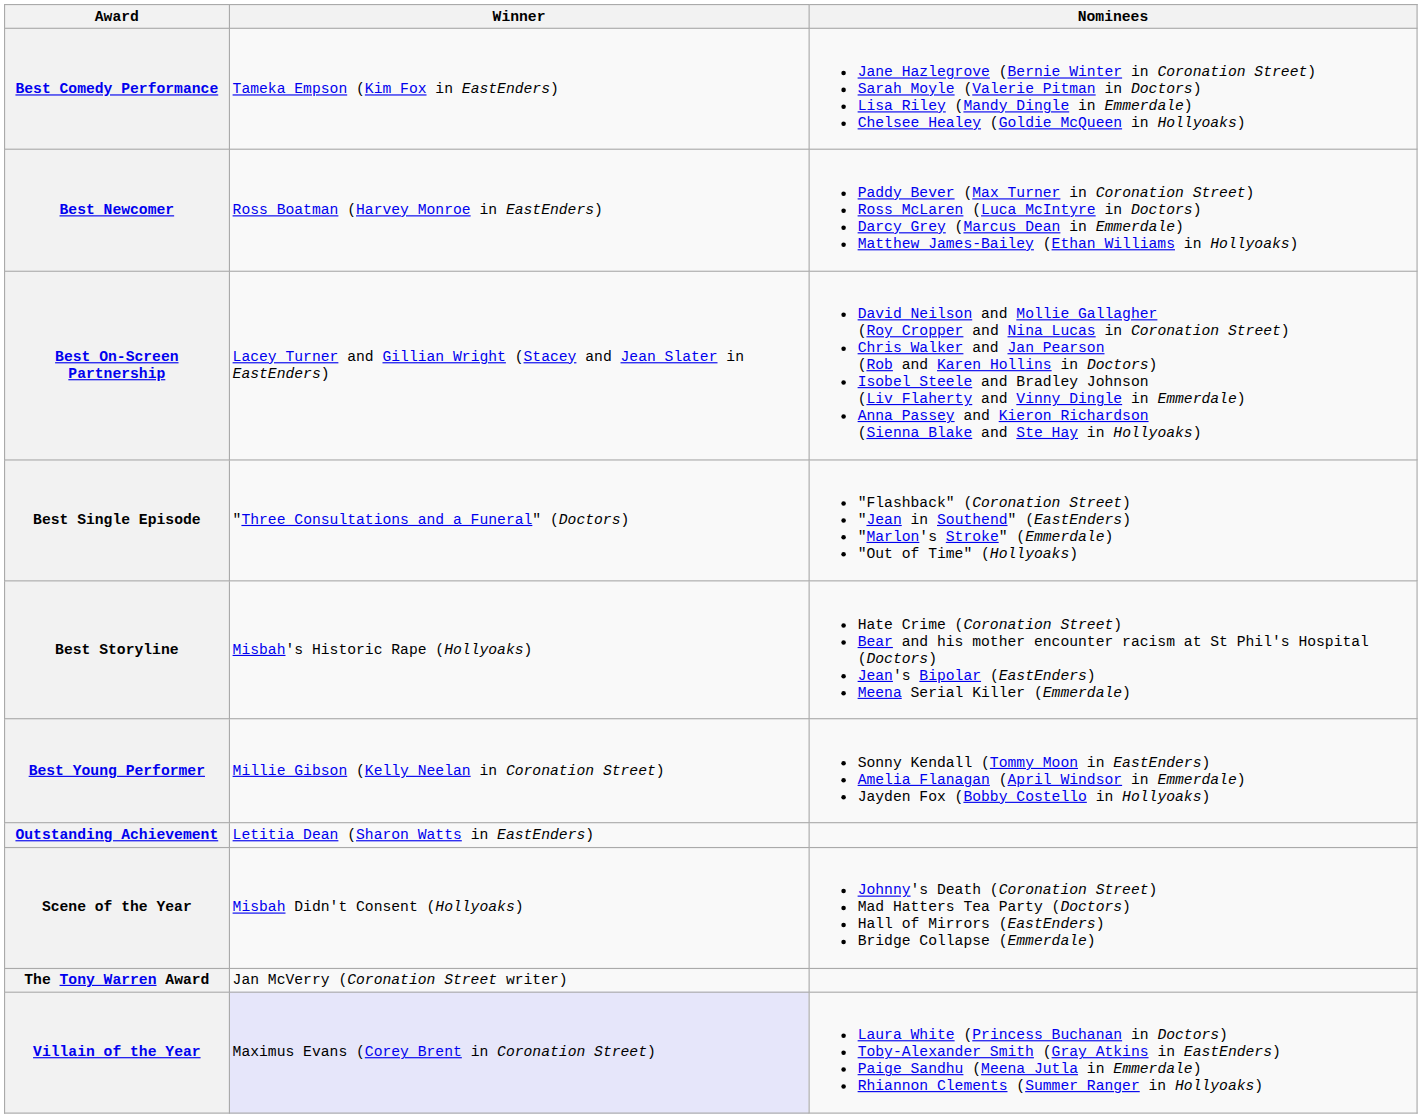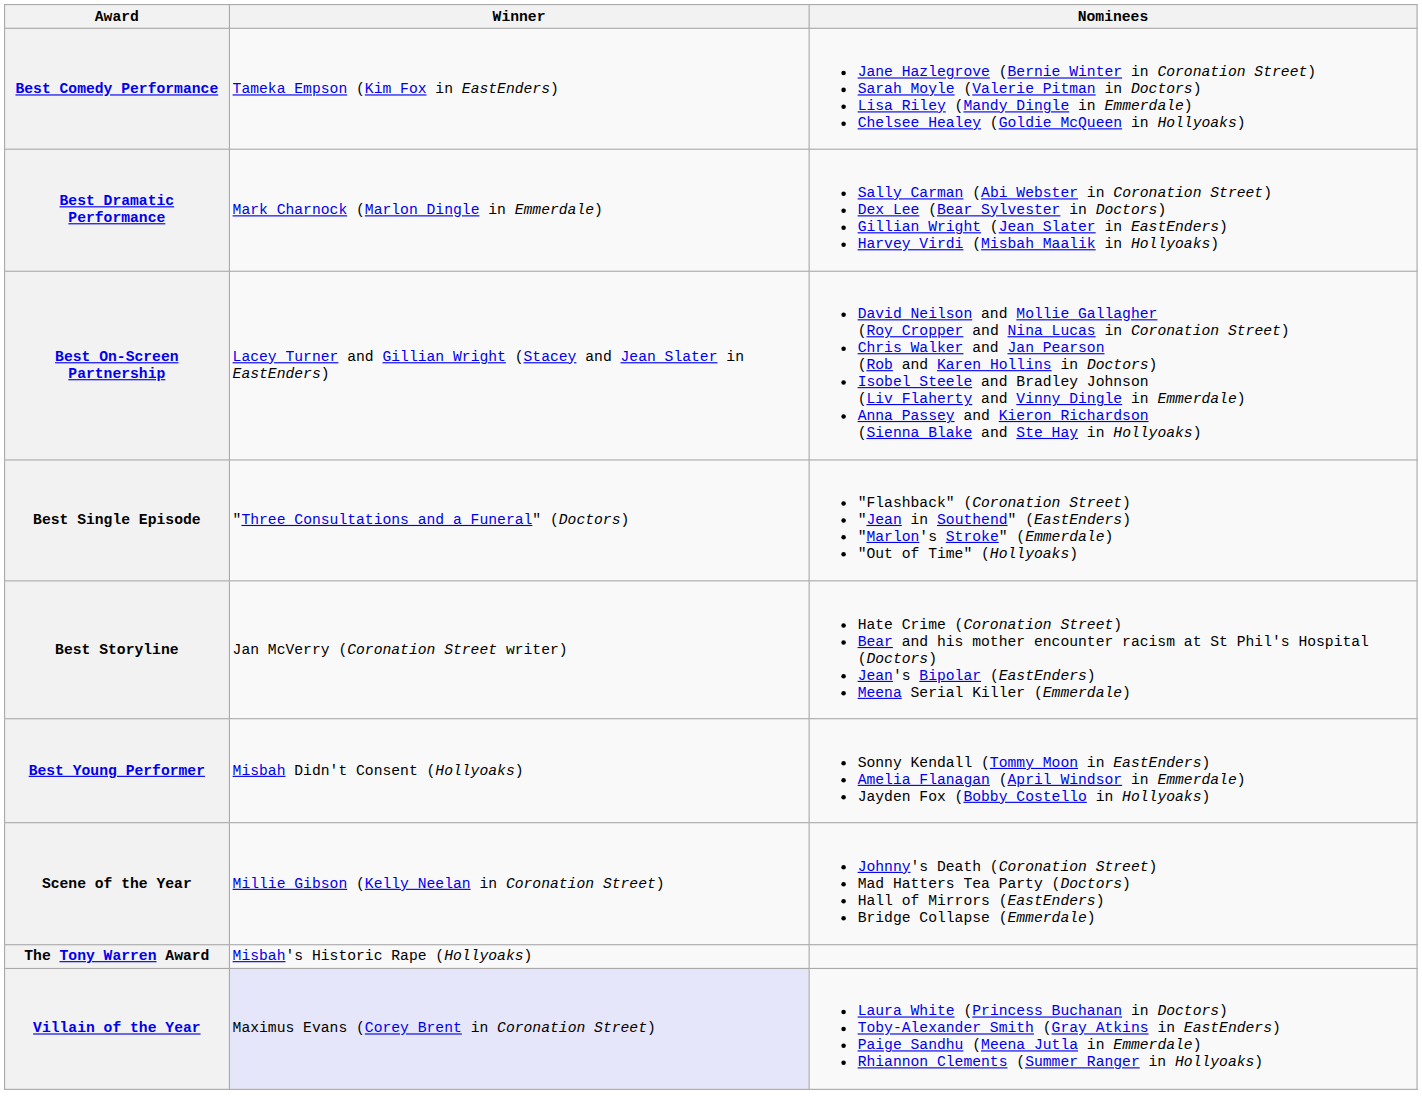+ row: (117, 210)
- row: (117, 210)
(382, 650) Misbah's Historic Rape (Hollyoaks) -> (400, 650) Jan McVerry (Coronation Street writer)
(449, 771) Millie Gibson (Kelly Neelan in Coronation Street) -> (378, 771) Misbah Didn't Consent (Hollyoaks)
- row: (117, 835)
(378, 908) Misbah Didn't Consent (Hollyoaks) -> (449, 884) Millie Gibson (Kelly Neelan in Coronation Street)
(400, 980) Jan McVerry (Coronation Street writer) -> (382, 956) Misbah's Historic Rape (Hollyoaks)
